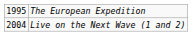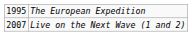(16, 25) 2004 -> (16, 25) 2007
